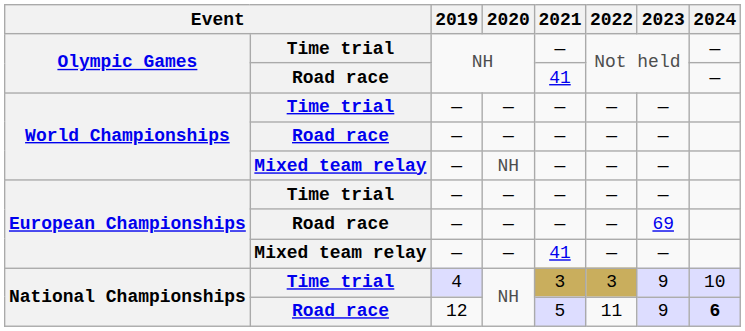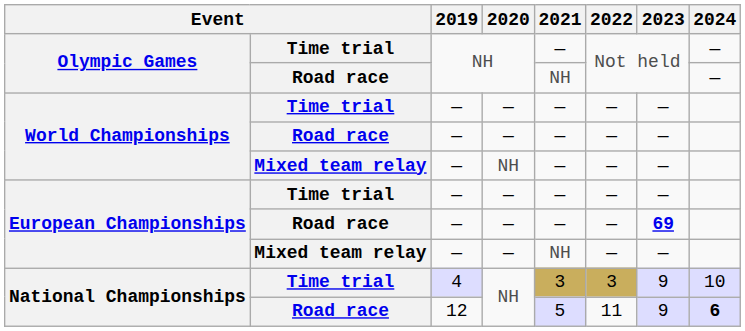(560, 78) 41 -> (560, 78) NH
(663, 224) normal -> (663, 224) bold
(560, 253) 41 -> (560, 253) NH
